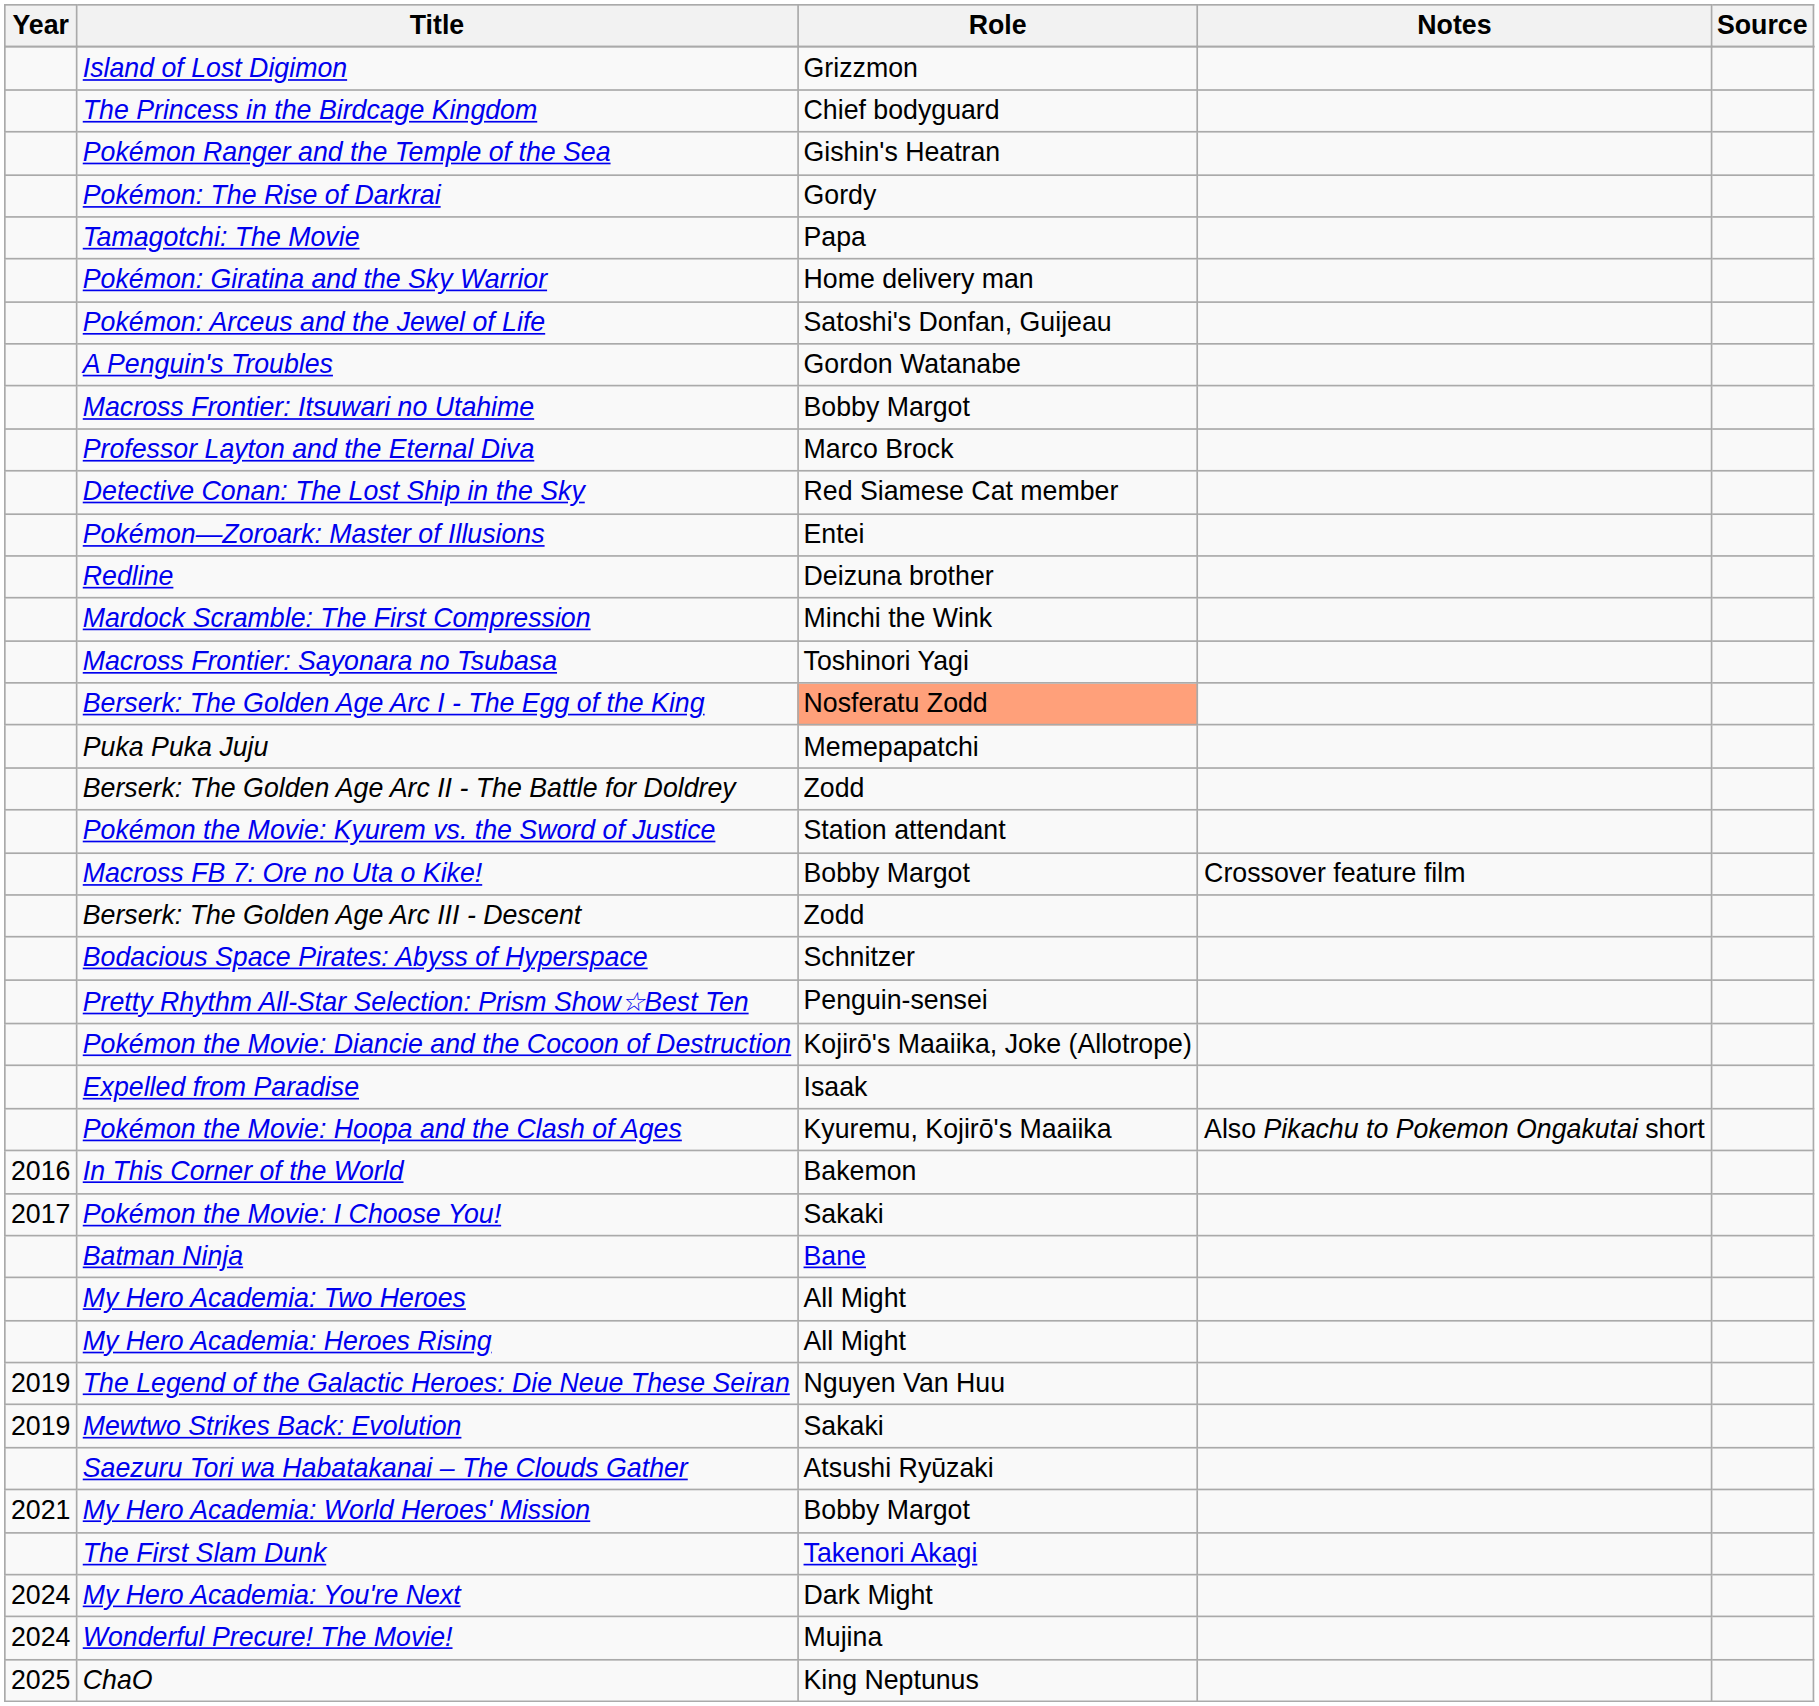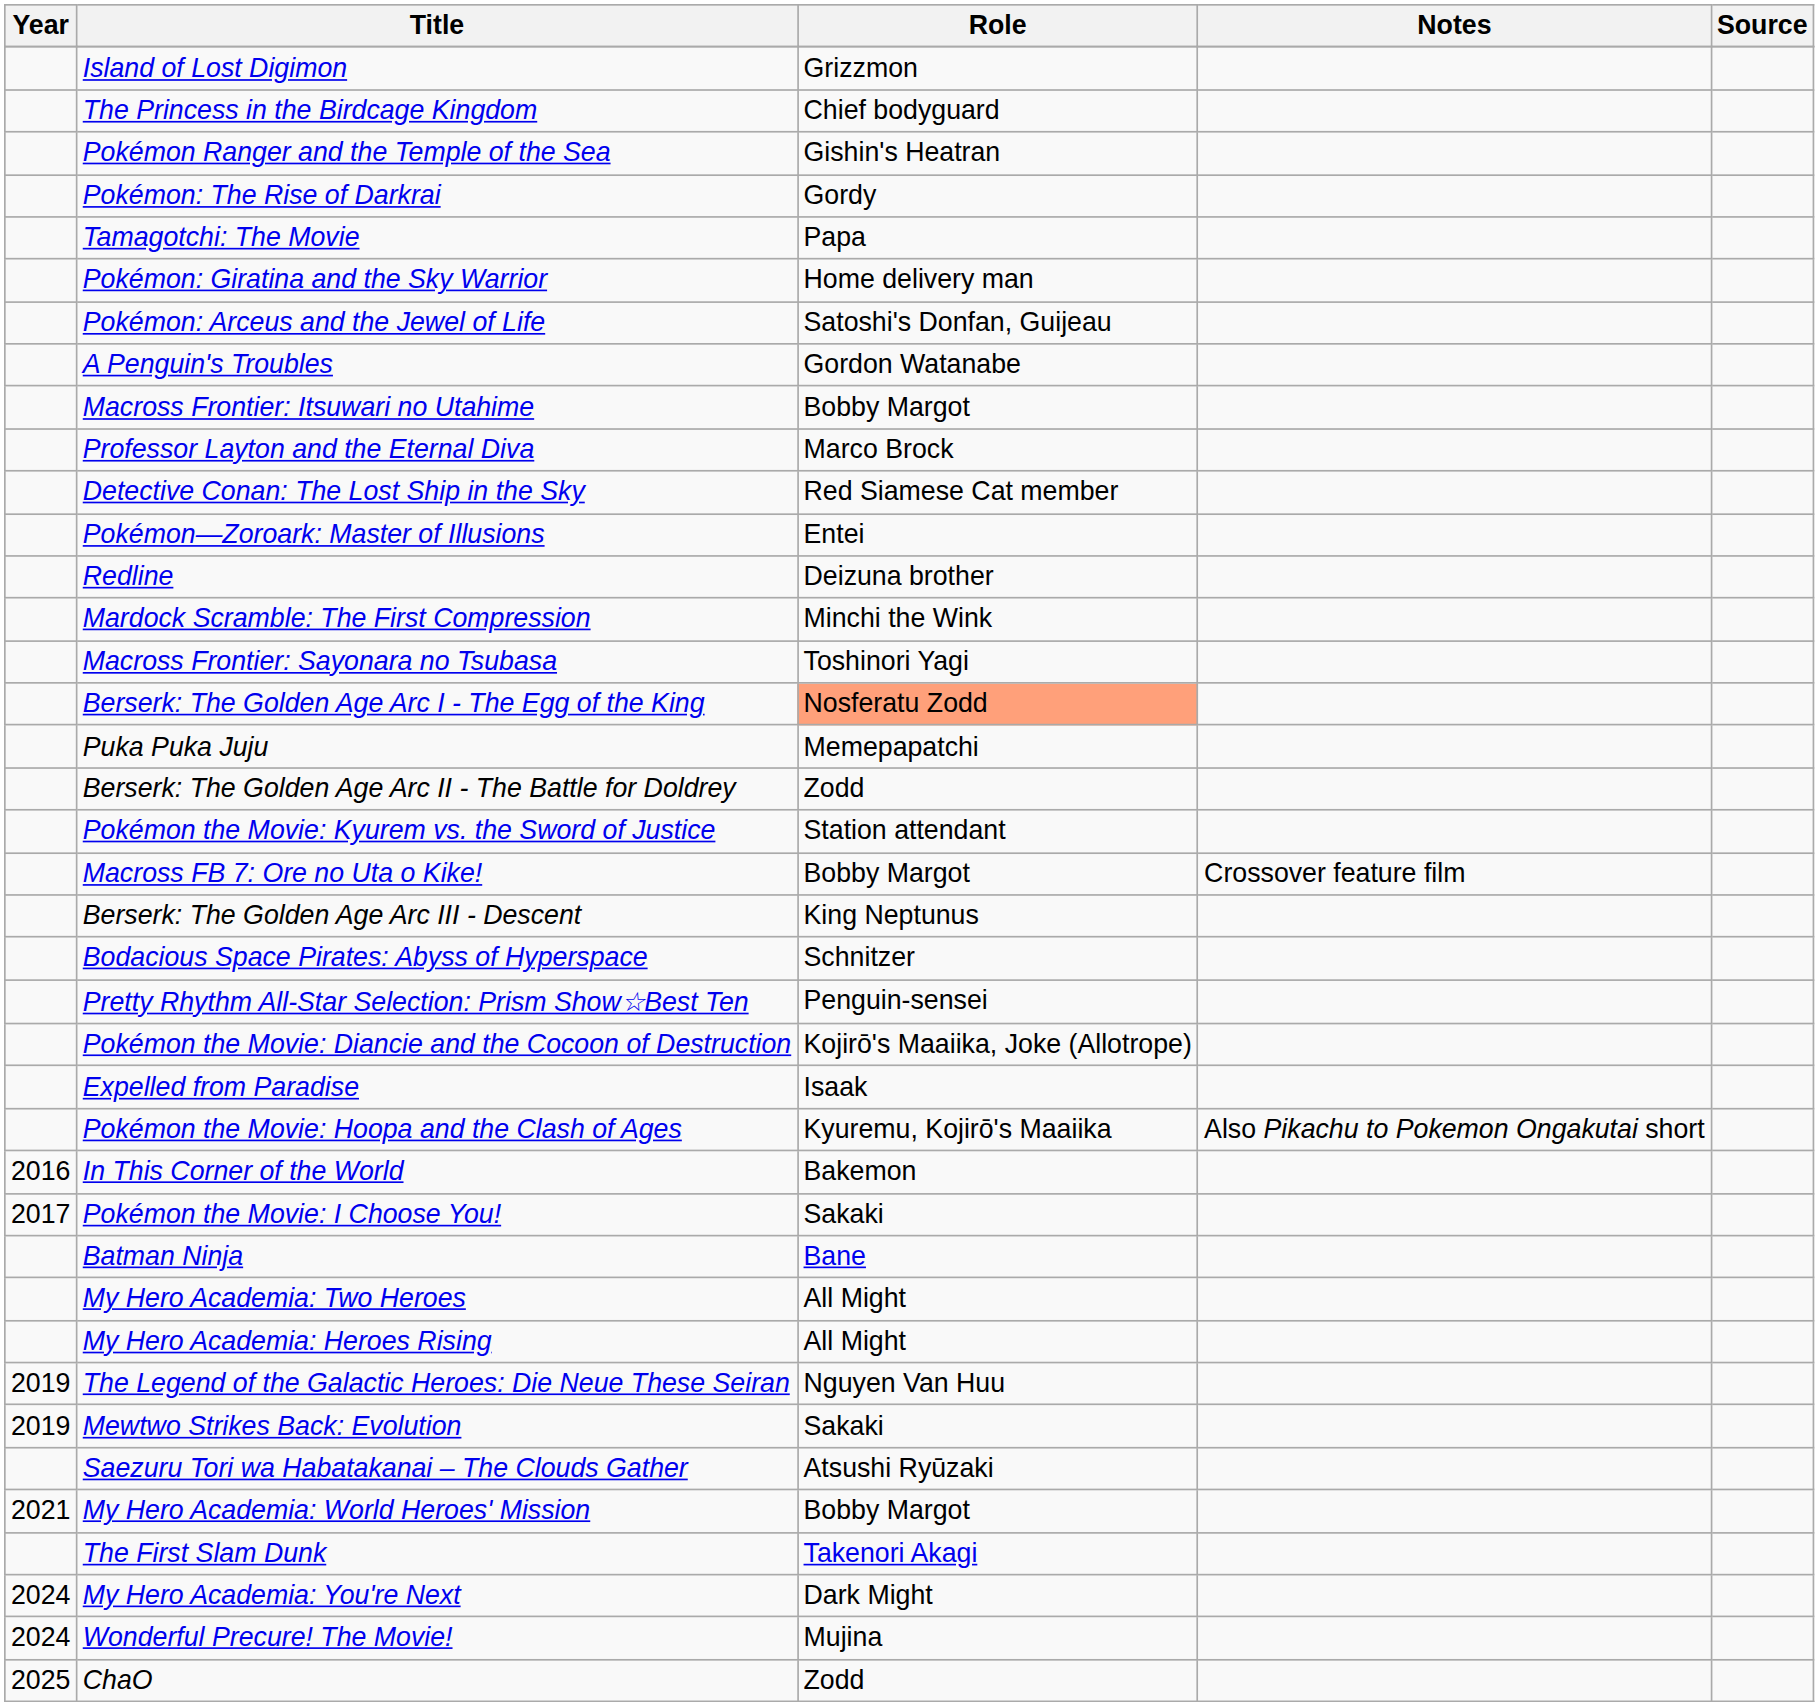(834, 915) Zodd -> (891, 915) King Neptunus
(891, 1680) King Neptunus -> (834, 1680) Zodd
